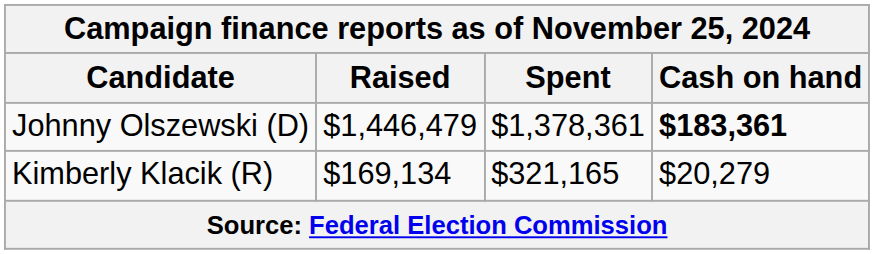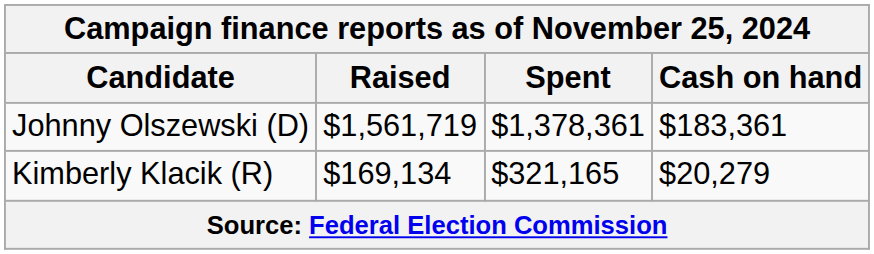(400, 126) $1,446,479 -> (400, 126) $1,561,719
(723, 126) bold -> (723, 126) normal
